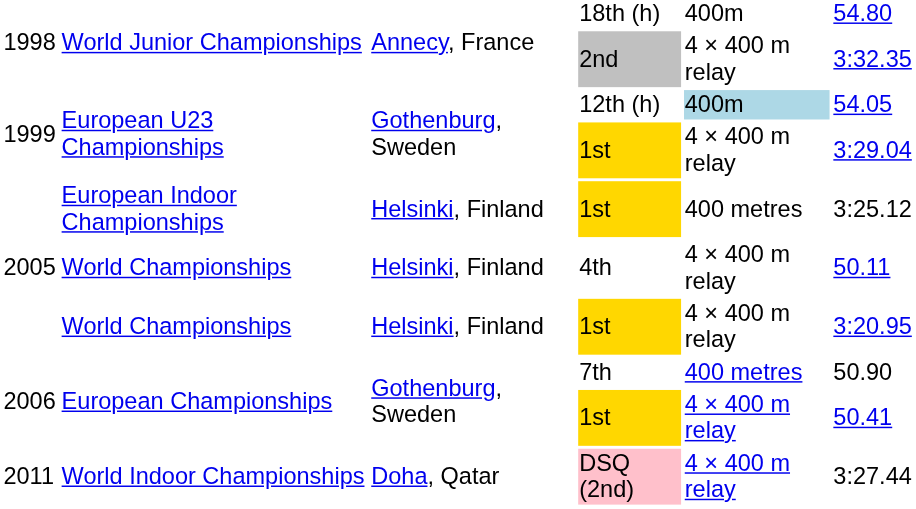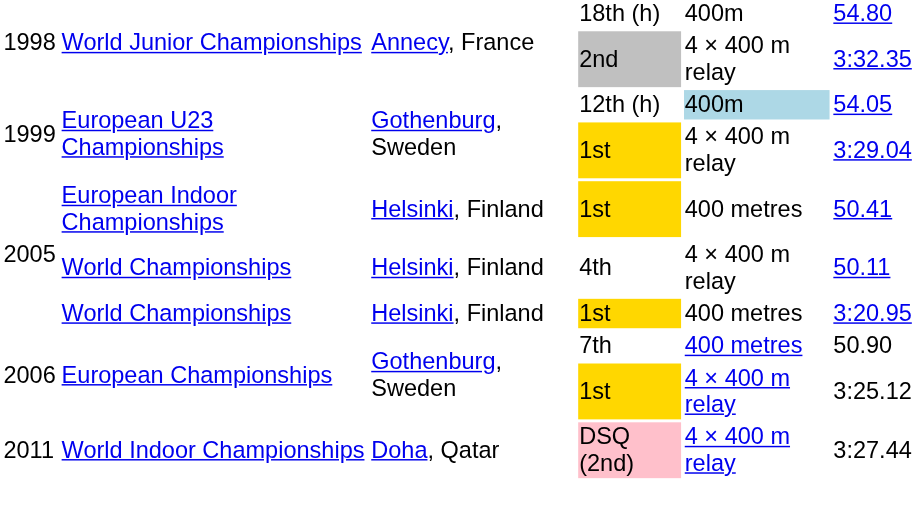(873, 208) 3:25.12 -> (863, 208) 50.41
(737, 326) 4 × 400 m relay -> (744, 313) 400 metres
(863, 417) 50.41 -> (873, 391) 3:25.12
